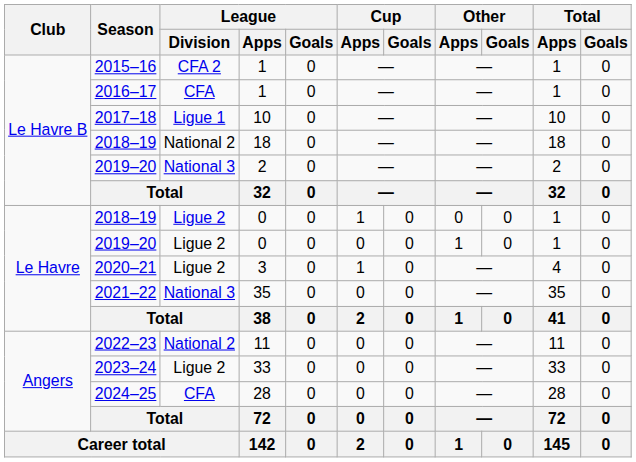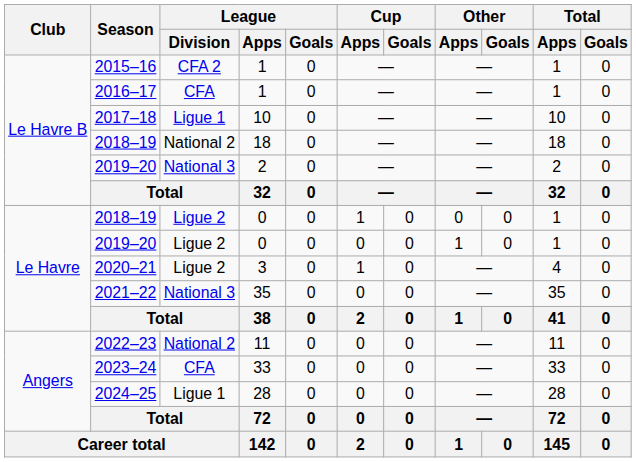(199, 368) Ligue 2 -> (199, 368) CFA
(199, 393) CFA -> (199, 393) Ligue 1
